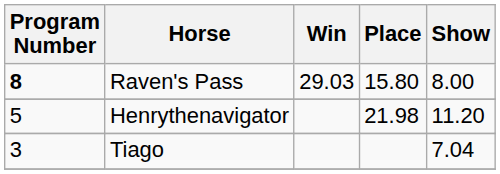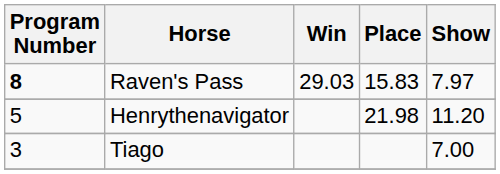(392, 81) 15.80 -> (392, 81) 15.83
(453, 81) 8.00 -> (453, 81) 7.97
(453, 150) 7.04 -> (453, 150) 7.00
